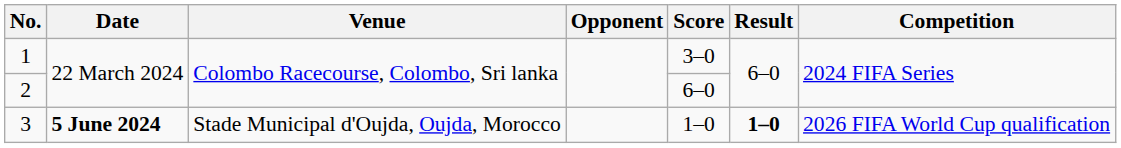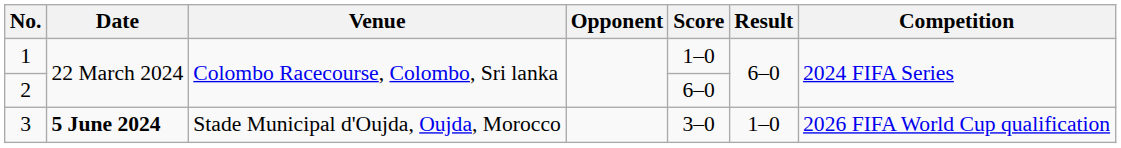(699, 55) 3–0 -> (699, 55) 1–0
(699, 124) 1–0 -> (699, 124) 3–0
(764, 124) bold -> (764, 124) normal
